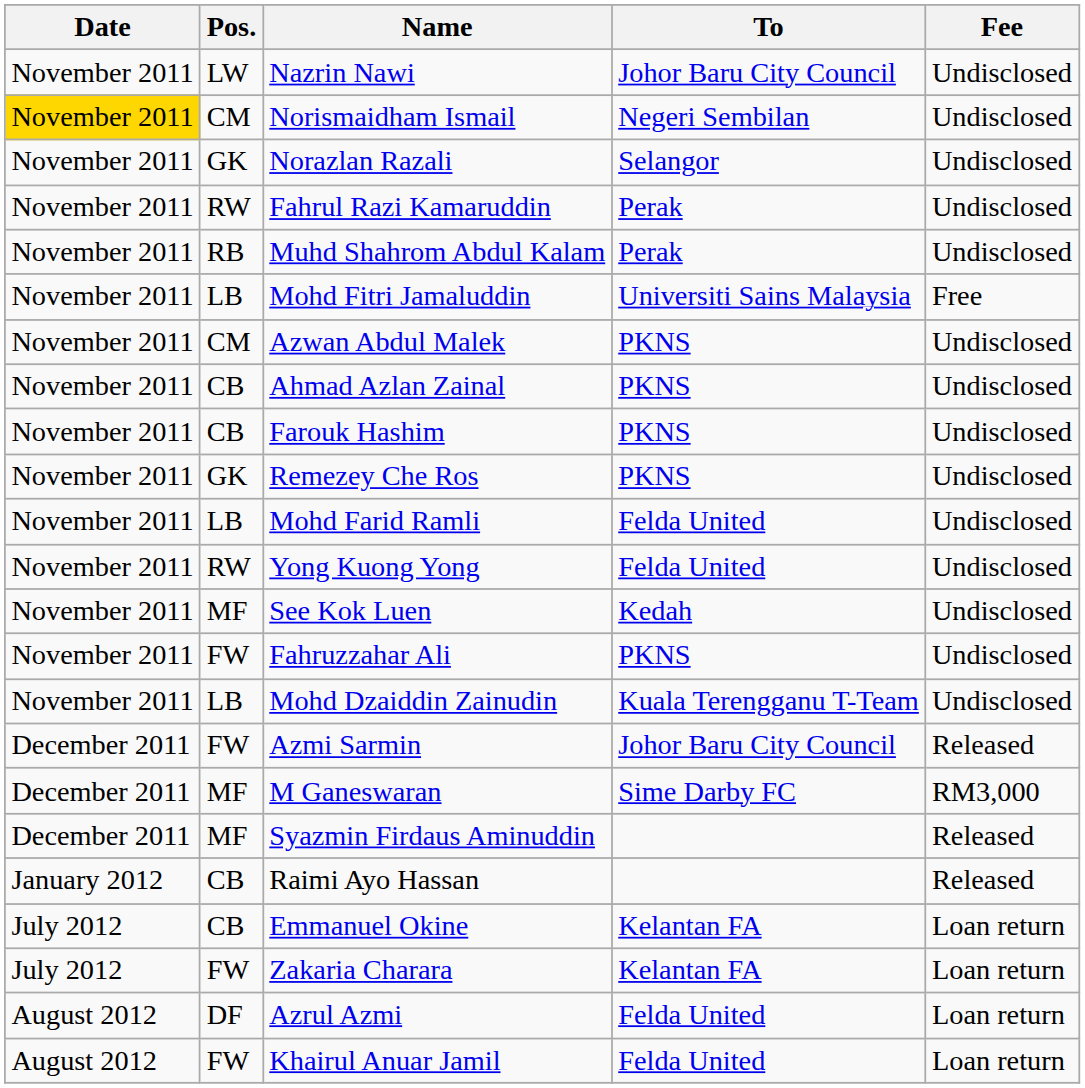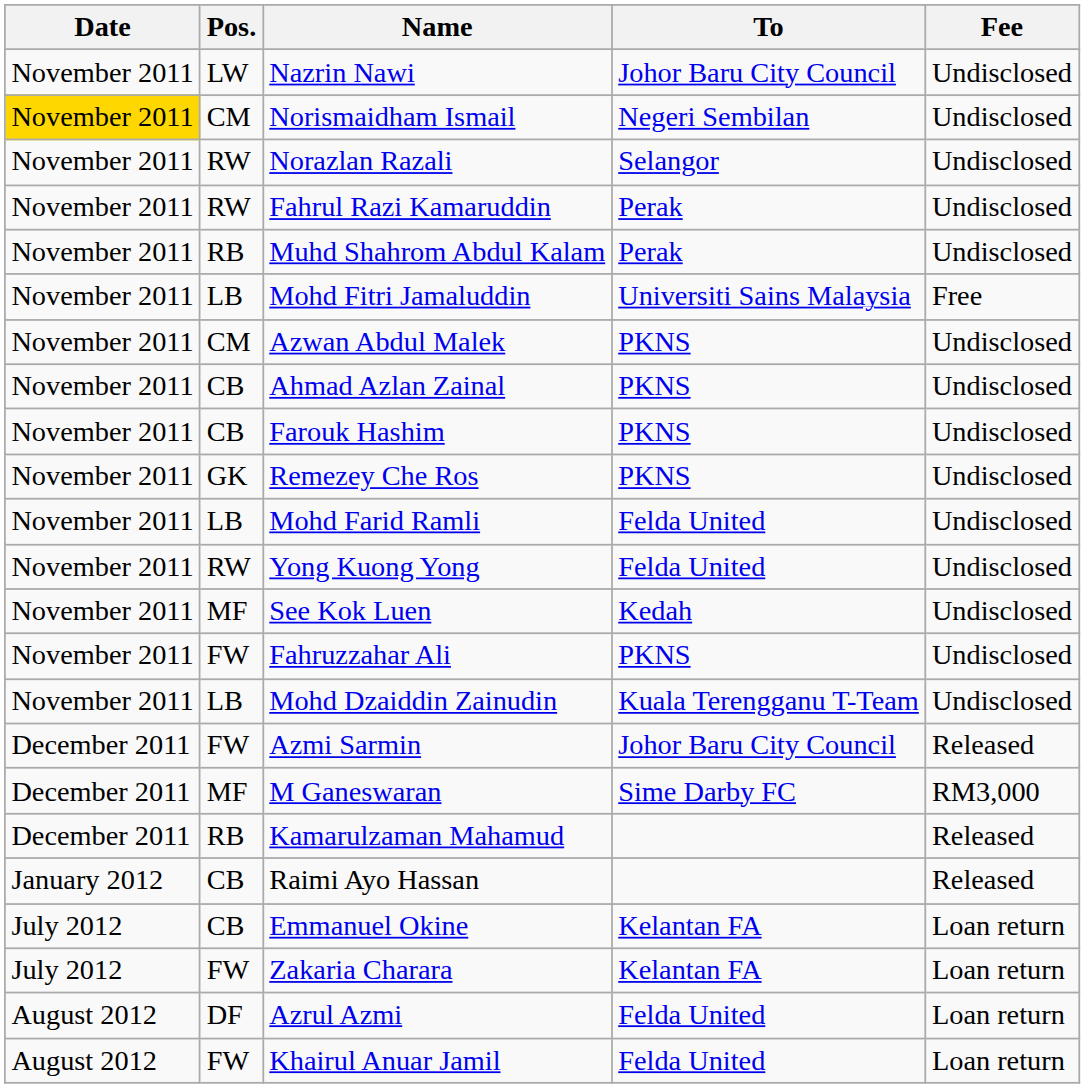(227, 161) GK -> (229, 161) RW
- row: (432, 835)
+ row: (417, 835)
